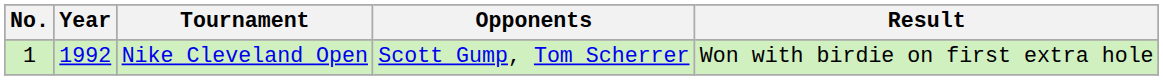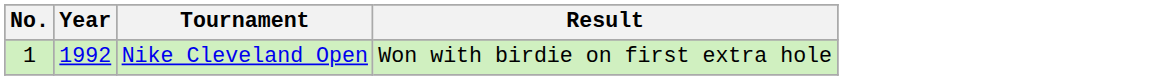- column: (534, 23)
